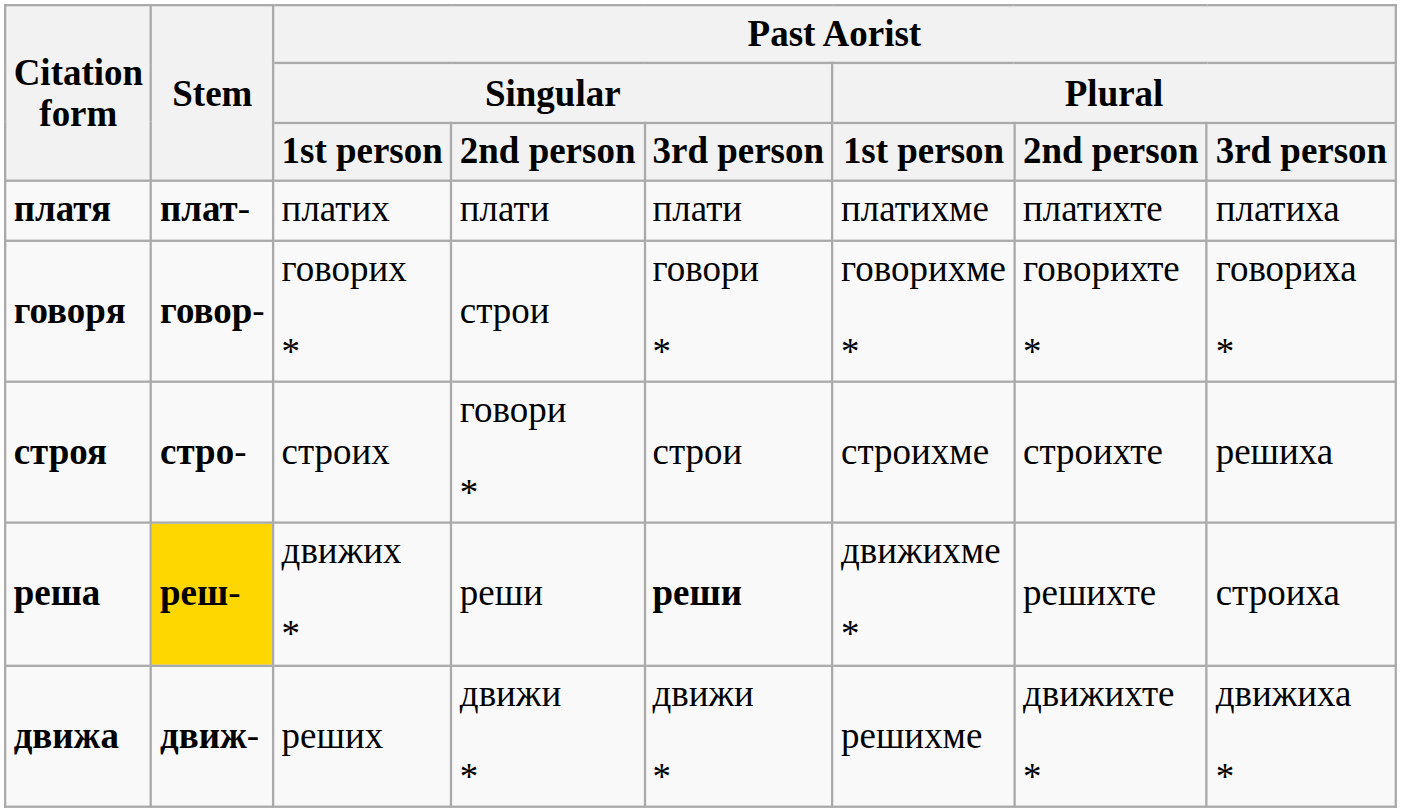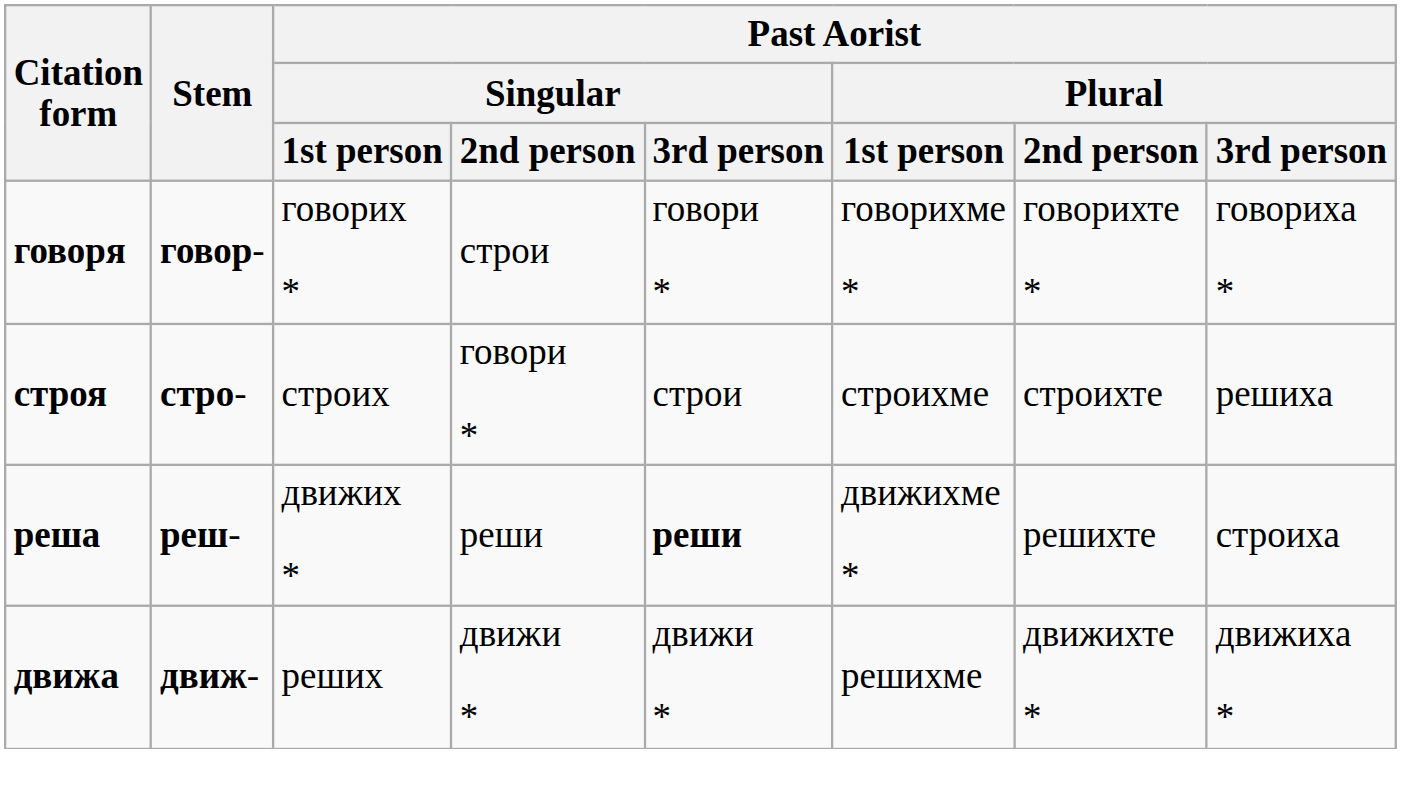- row: (62, 209)
(200, 593) gold background -> (200, 534) no background
